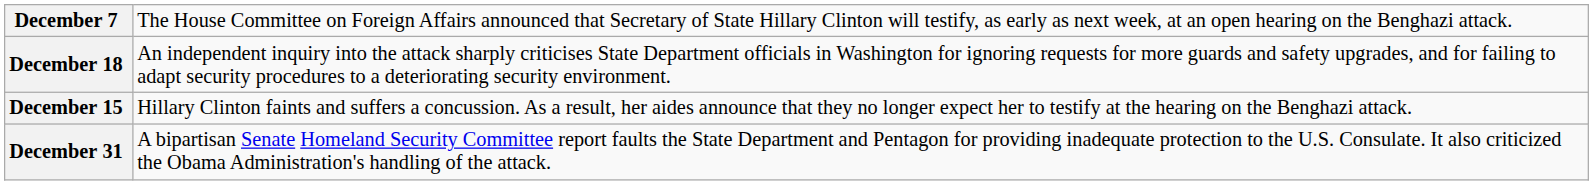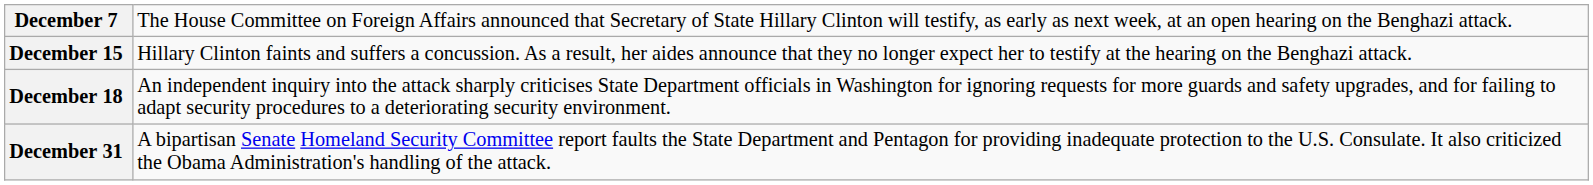rows swapped: (69, 107) <-> (69, 64)
